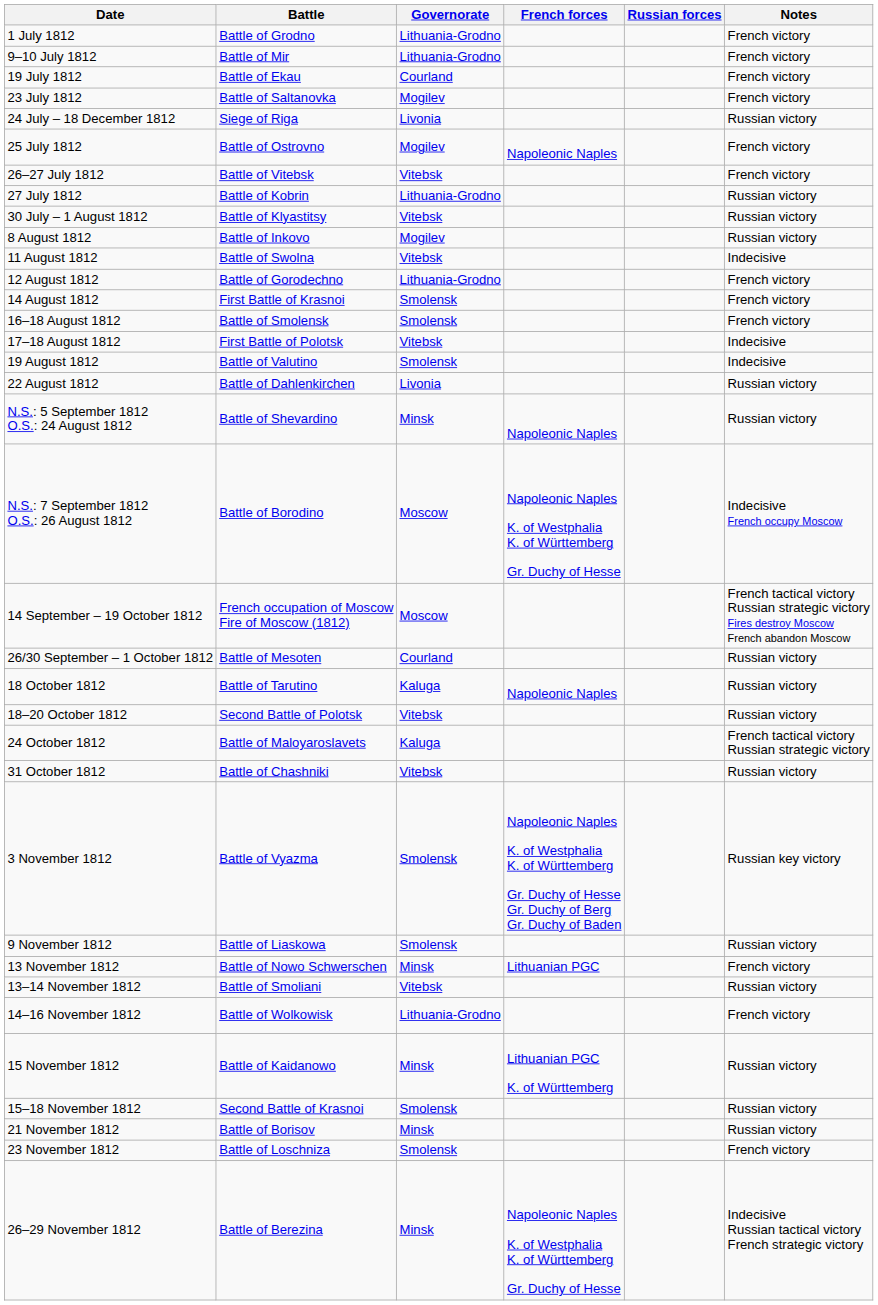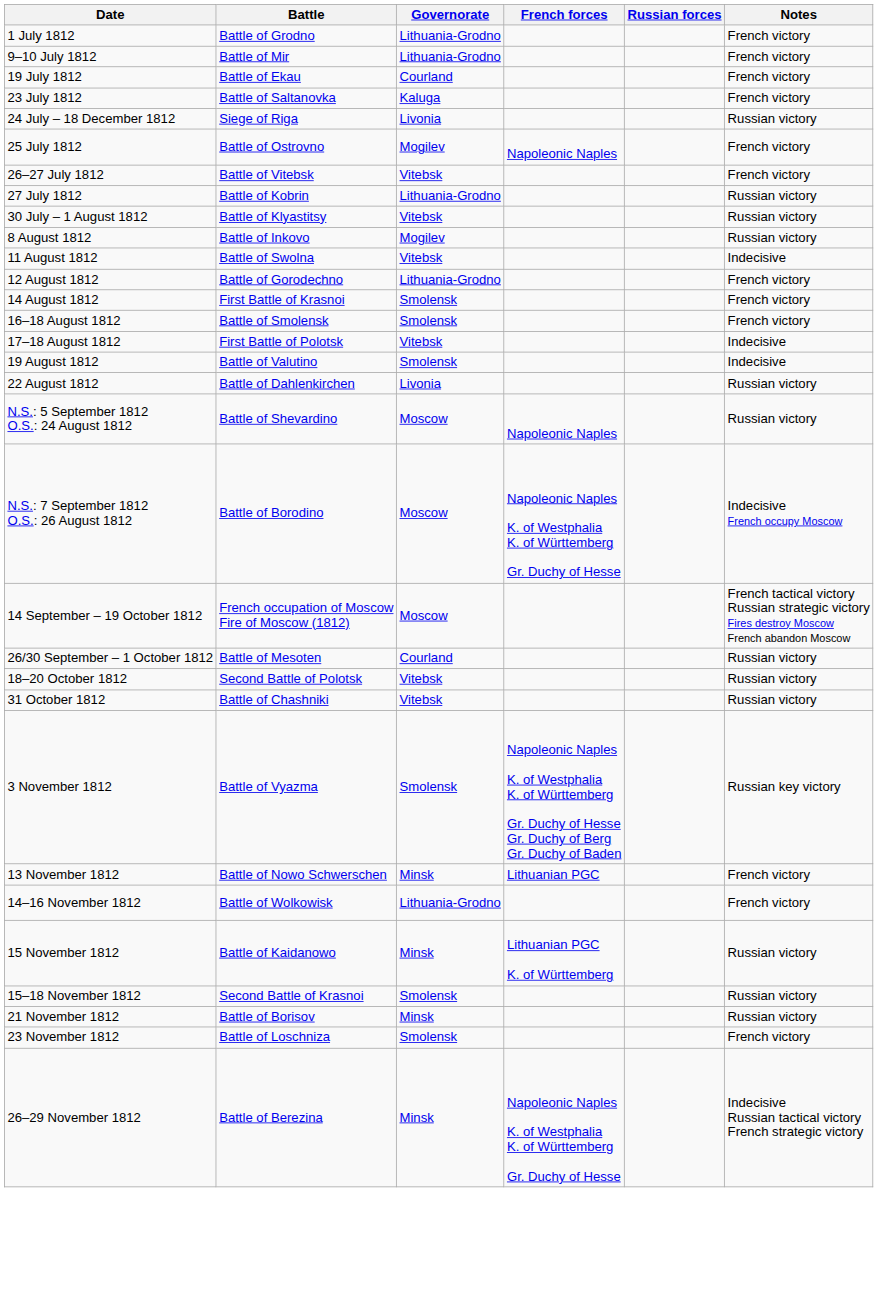(422, 98) Mogilev -> (420, 98) Kaluga
(417, 418) Minsk -> (424, 418) Moscow
- row: (56, 686)
- row: (56, 743)
- row: (60, 945)
- row: (74, 987)
